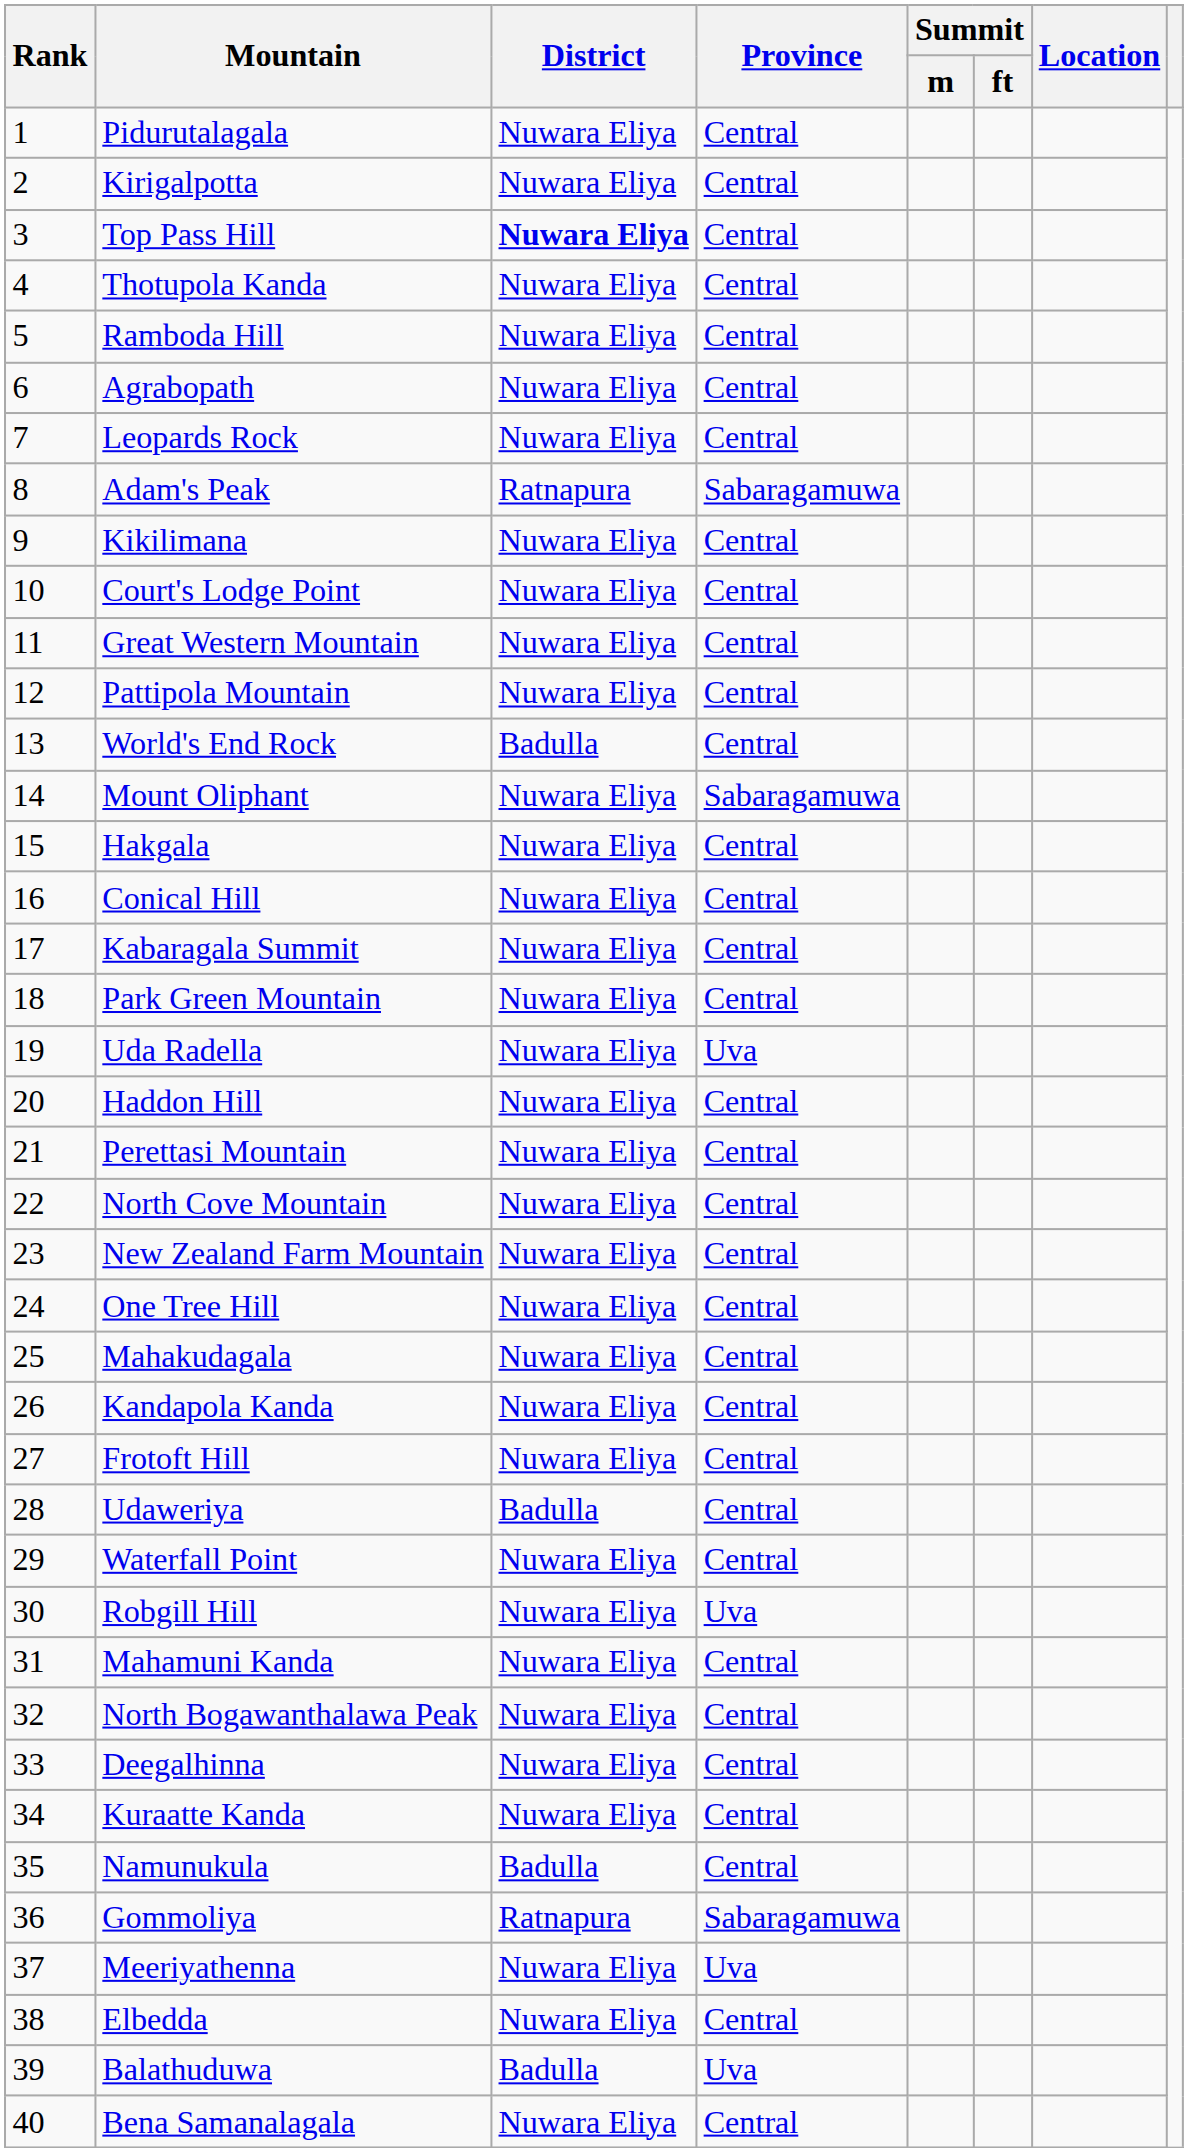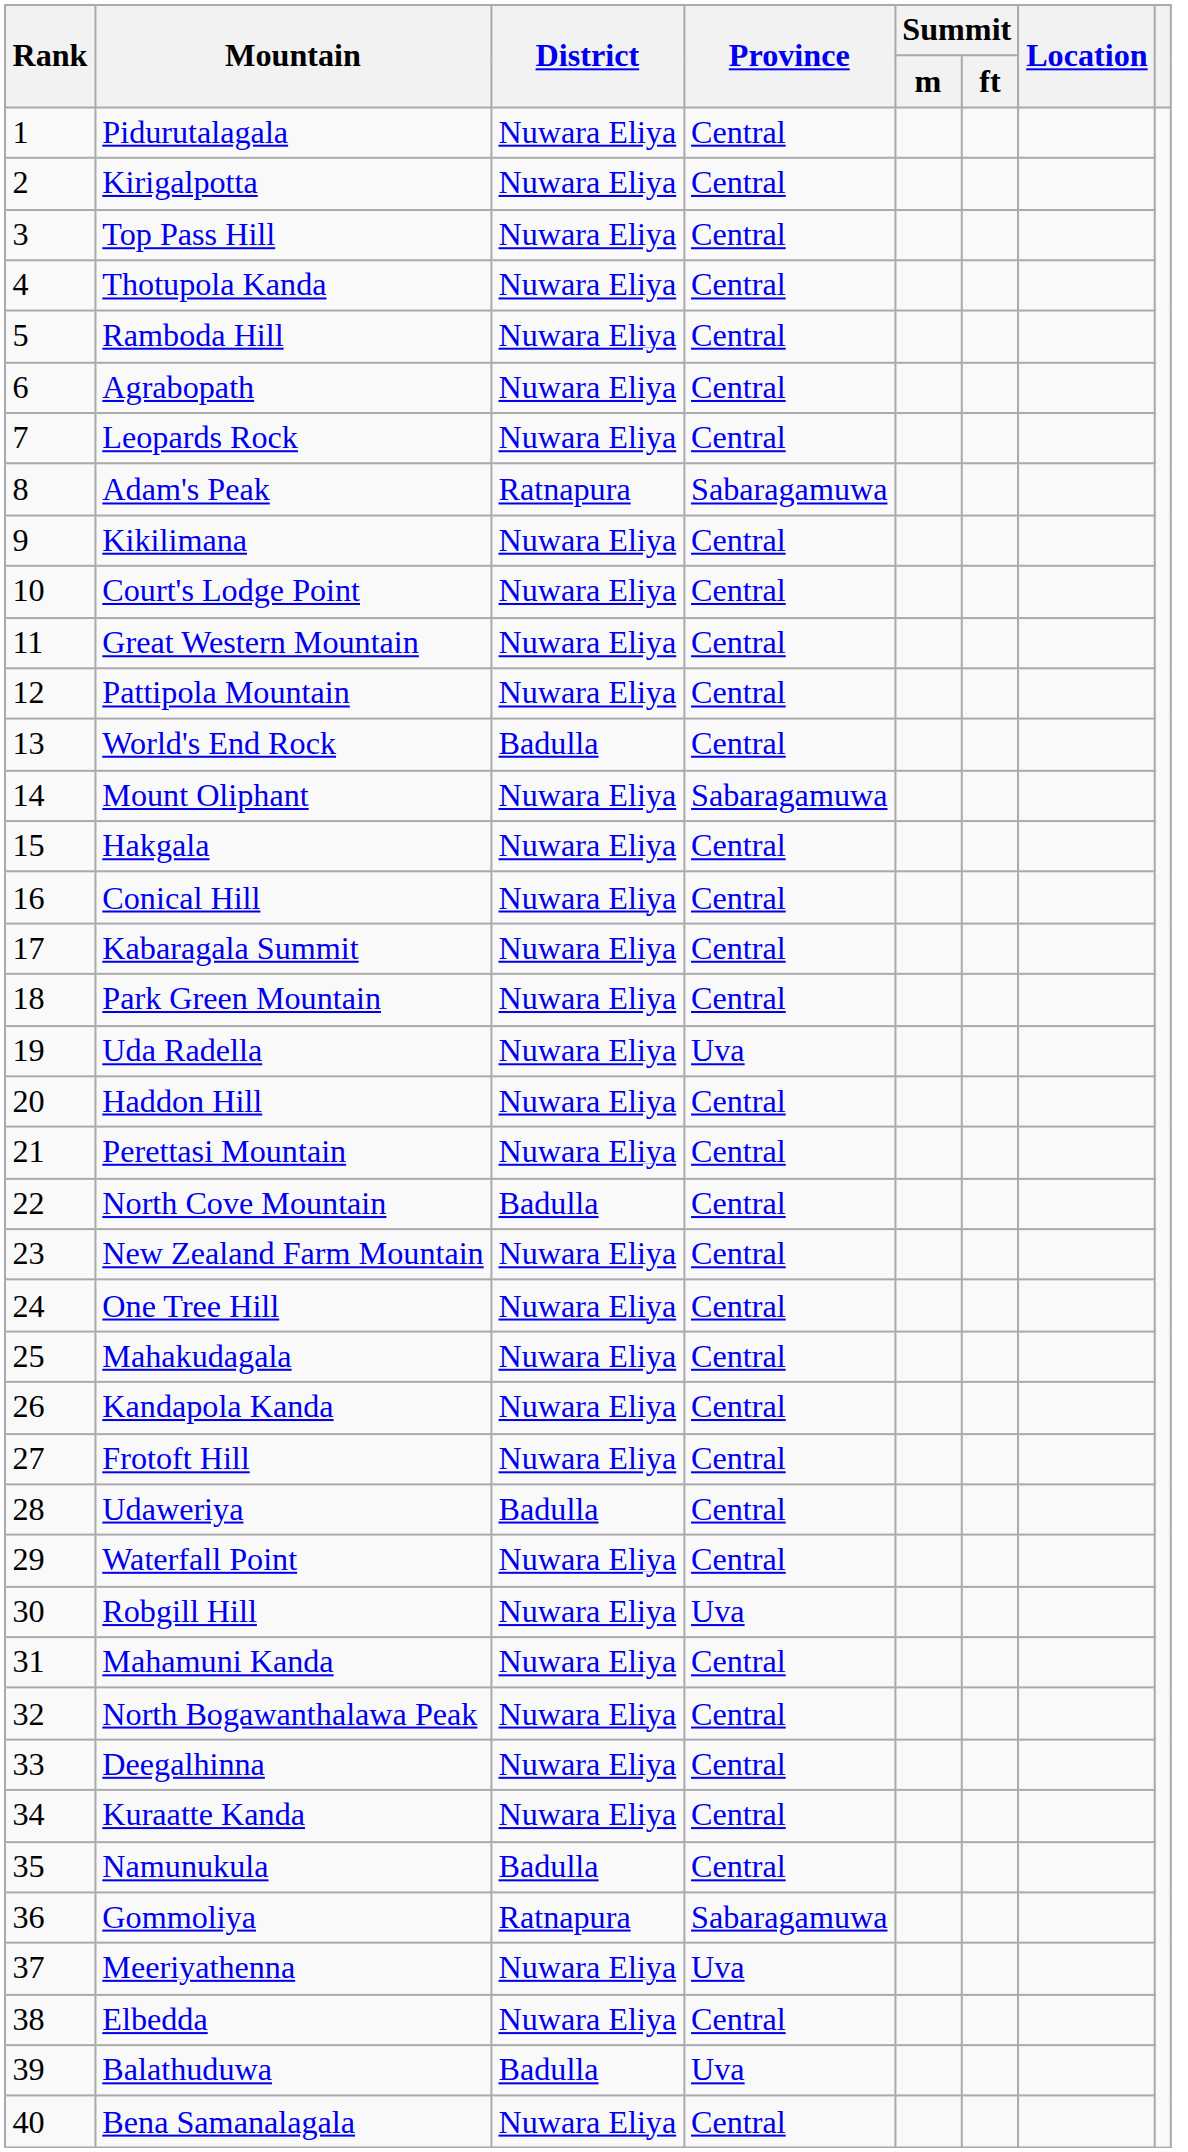(594, 234) bold -> (587, 234) normal
(587, 1203) Nuwara Eliya -> (549, 1203) Badulla
